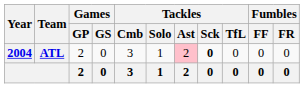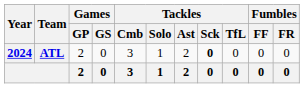(20, 53) 2004 -> (20, 53) 2024
(186, 53) pink background -> (186, 53) no background
